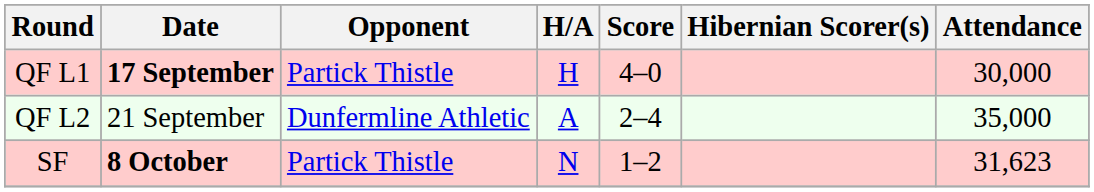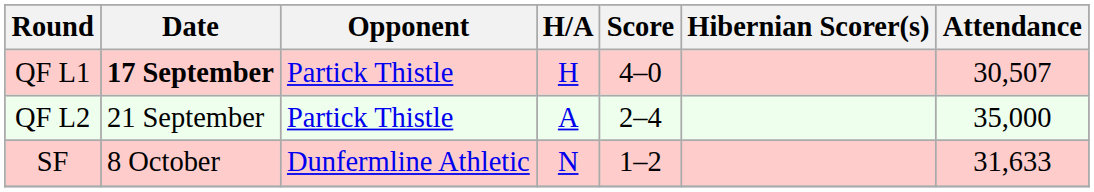(1012, 72) 30,000 -> (1012, 72) 30,507
(408, 117) Dunfermline Athletic -> (370, 117) Partick Thistle
(167, 162) bold -> (163, 162) normal
(370, 162) Partick Thistle -> (408, 162) Dunfermline Athletic
(1012, 162) 31,623 -> (1012, 162) 31,633
